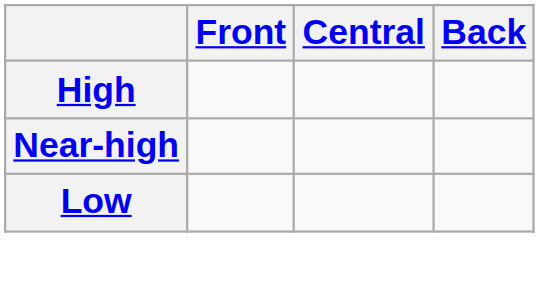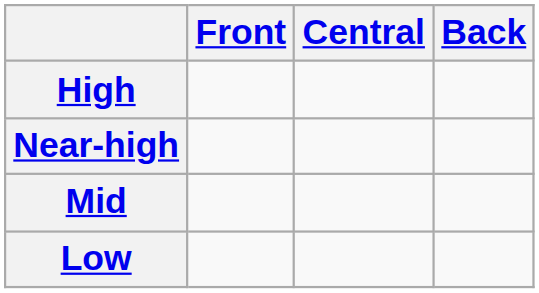+ row: (96, 201)
